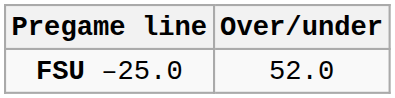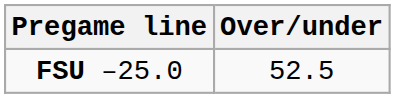(302, 71) 52.0 -> (302, 71) 52.5
